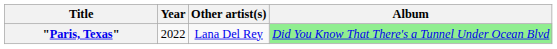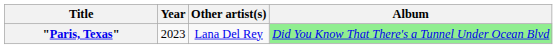(173, 33) 2022 -> (173, 33) 2023
